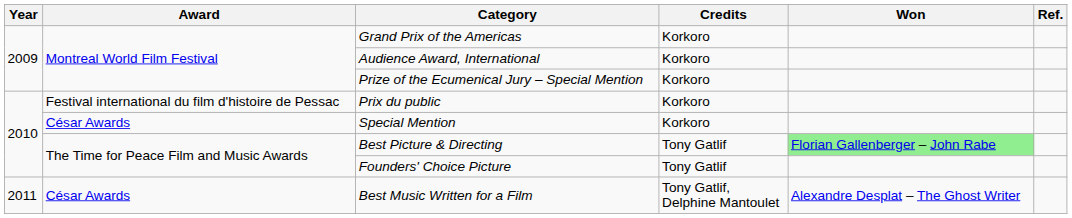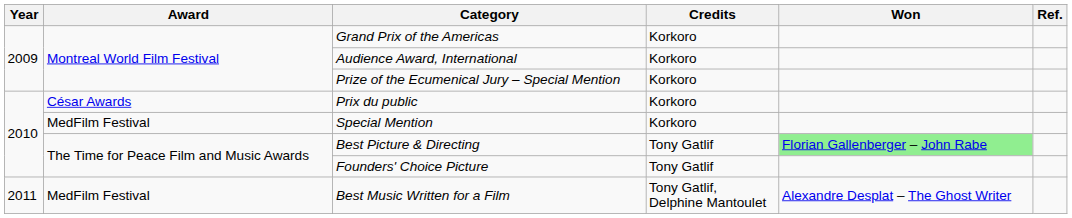(193, 101) Festival international du film d'histoire de Pessac -> (89, 101) César Awards
(88, 123) César Awards -> (98, 123) MedFilm Festival
(88, 195) César Awards -> (98, 195) MedFilm Festival
